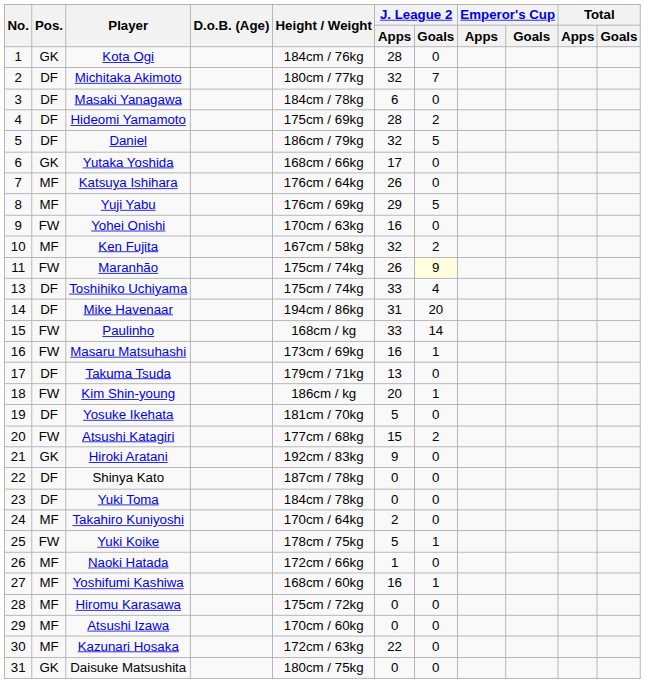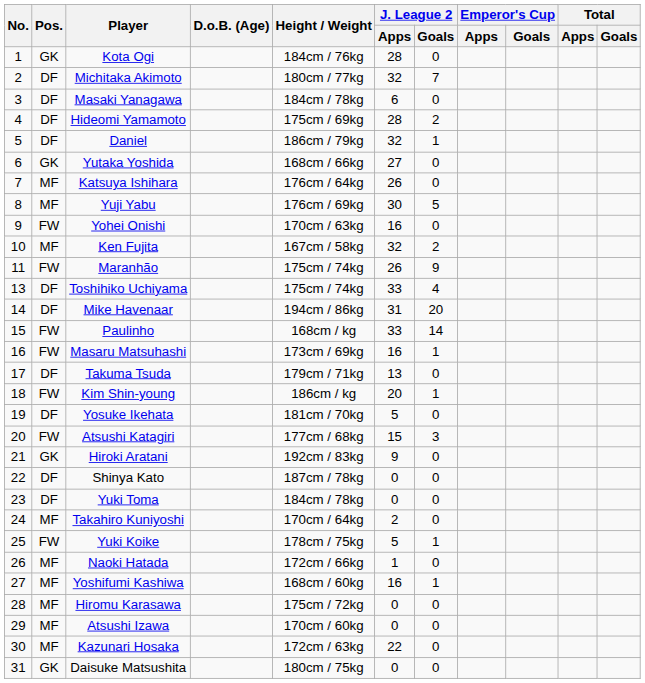(436, 141) 5 -> (436, 141) 1
(395, 162) 17 -> (395, 162) 27
(395, 204) 29 -> (395, 204) 30
(436, 267) lightyellow background -> (436, 267) no background
(436, 436) 2 -> (436, 436) 3
